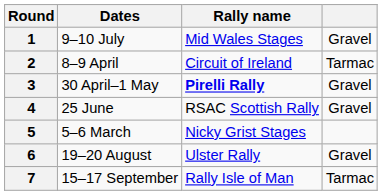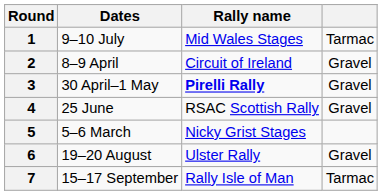(350, 39) Gravel -> (350, 39) Tarmac
(350, 62) Tarmac -> (350, 62) Gravel
